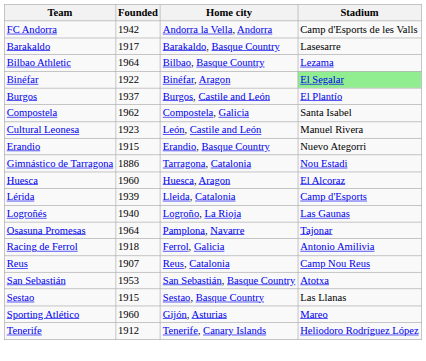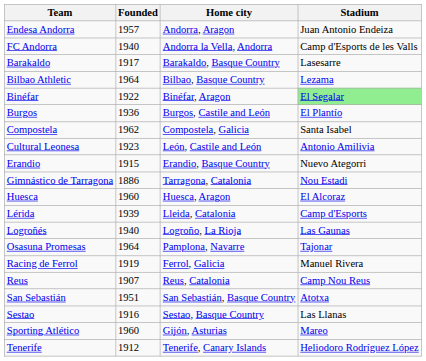+ row: (41, 29)
(129, 29) 1942 -> (129, 46) 1940
(129, 96) 1937 -> (129, 113) 1936
(332, 130) Manuel Rivera -> (337, 146) Antonio Amilivia
(129, 247) 1918 -> (129, 264) 1919
(337, 247) Antonio Amilivia -> (332, 264) Manuel Rivera
(129, 280) 1953 -> (129, 297) 1951
(129, 297) 1915 -> (129, 314) 1916
